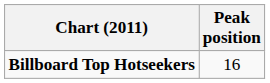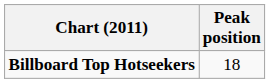(232, 64) 16 -> (232, 64) 18
